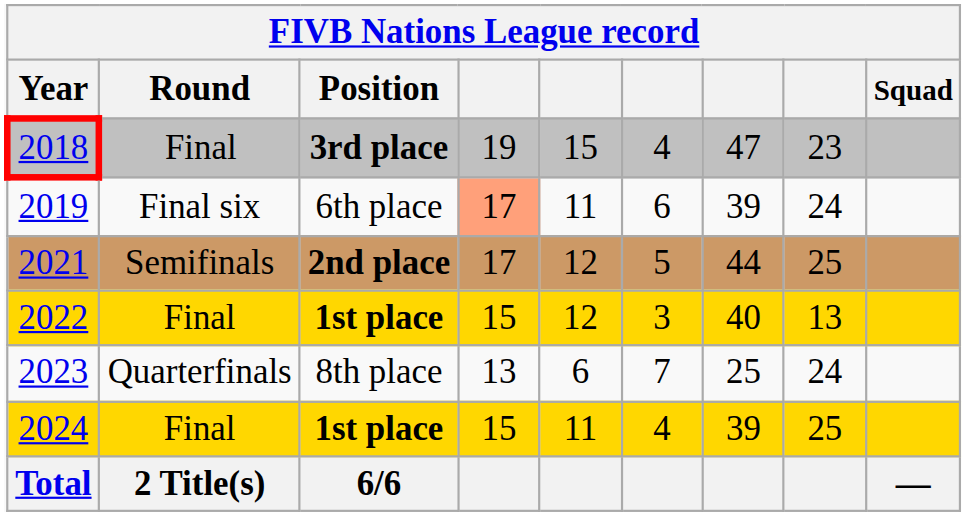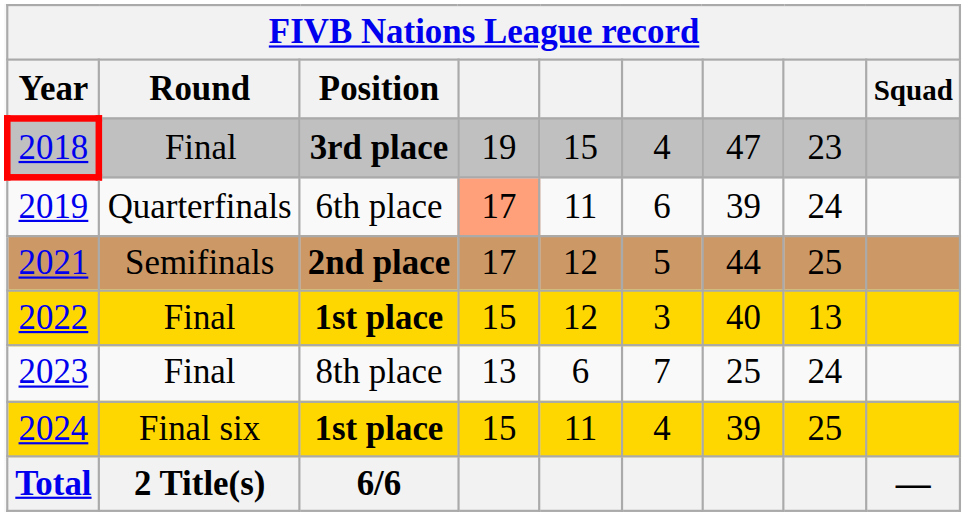(200, 205) Final six -> (200, 205) Quarterfinals
(200, 372) Quarterfinals -> (200, 372) Final
(200, 428) Final -> (200, 428) Final six
